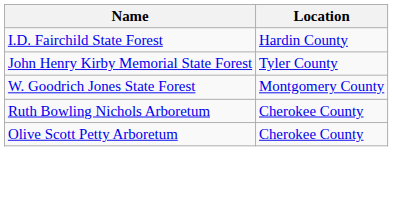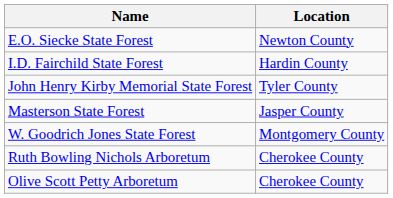+ row: (80, 39)
+ row: (76, 110)
